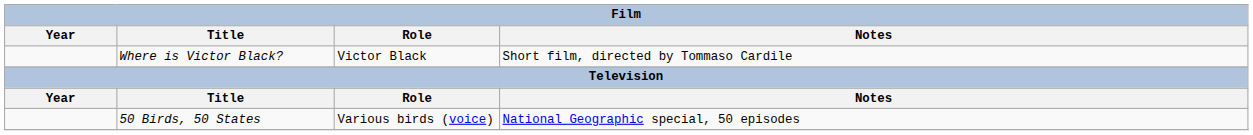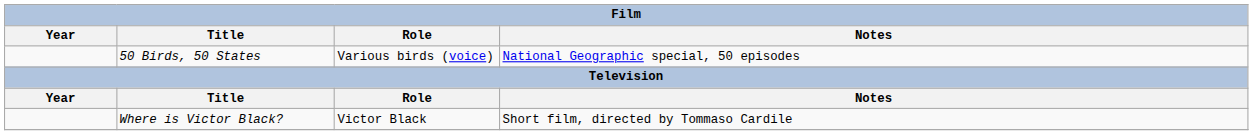rows swapped: (201, 56) <-> (190, 119)
